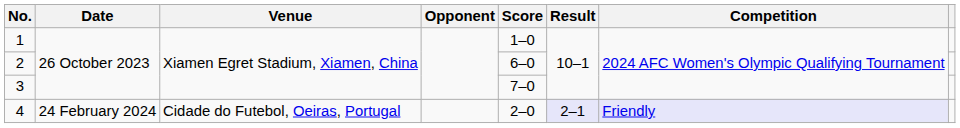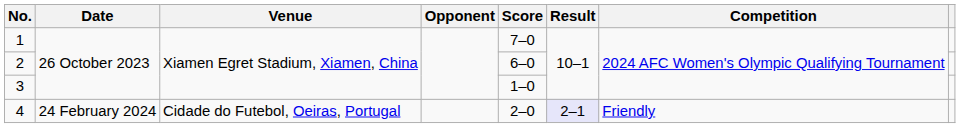(522, 39) 1–0 -> (522, 39) 7–0
(522, 87) 7–0 -> (522, 87) 1–0
(629, 110) lavender background -> (629, 110) no background
